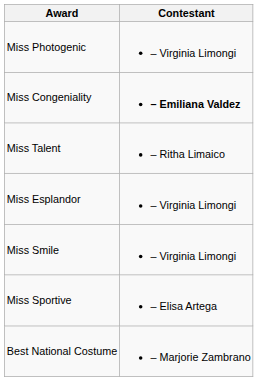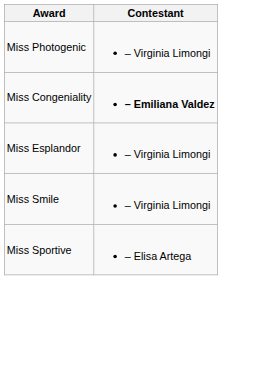- row: (34, 148)
- row: (62, 351)
